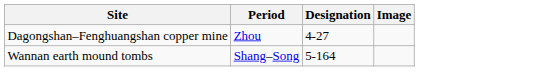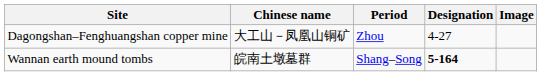+ column: (292, 14)
(320, 55) normal -> (443, 59) bold
